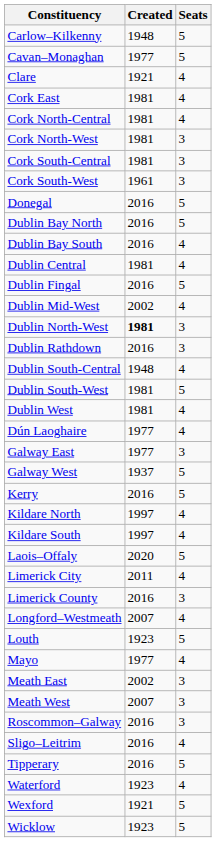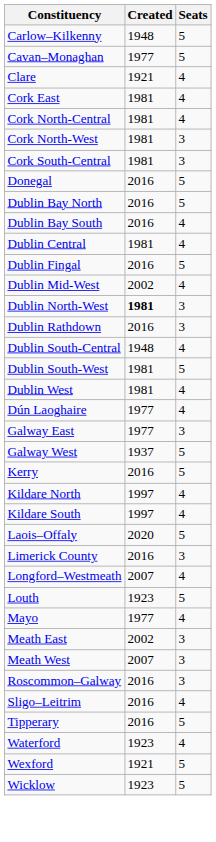- row: (53, 181)
- row: (44, 576)
